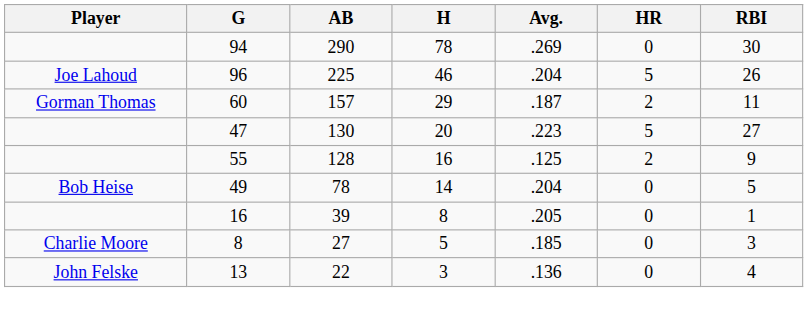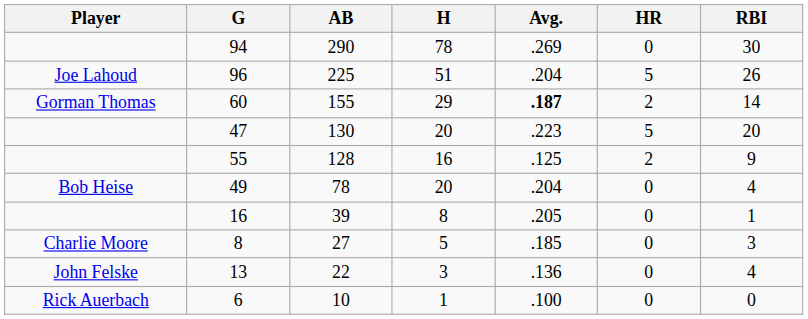(444, 74) 46 -> (444, 74) 51
(341, 103) 157 -> (341, 103) 155
(546, 103) normal -> (546, 103) bold
(751, 103) 11 -> (751, 103) 14
(751, 131) 27 -> (751, 131) 20
(444, 187) 14 -> (444, 187) 20
(751, 187) 5 -> (751, 187) 4
+ row: (238, 300)
